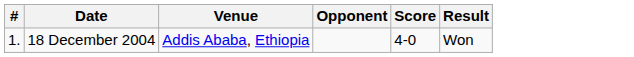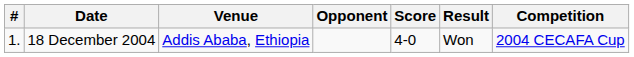+ column: (560, 16)
